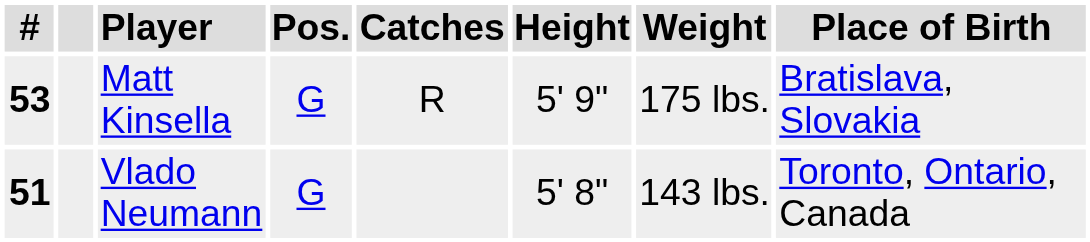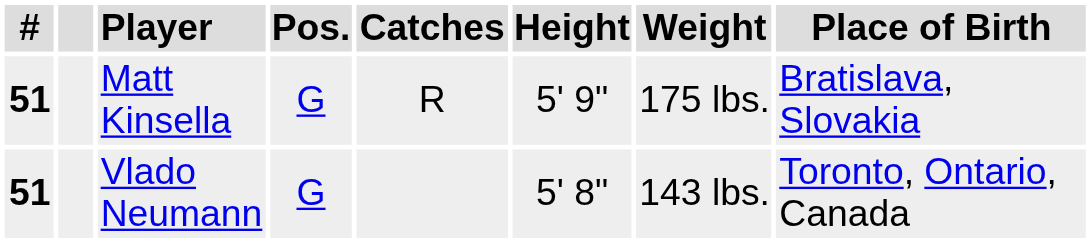(30, 99) 53 -> (30, 99) 51
